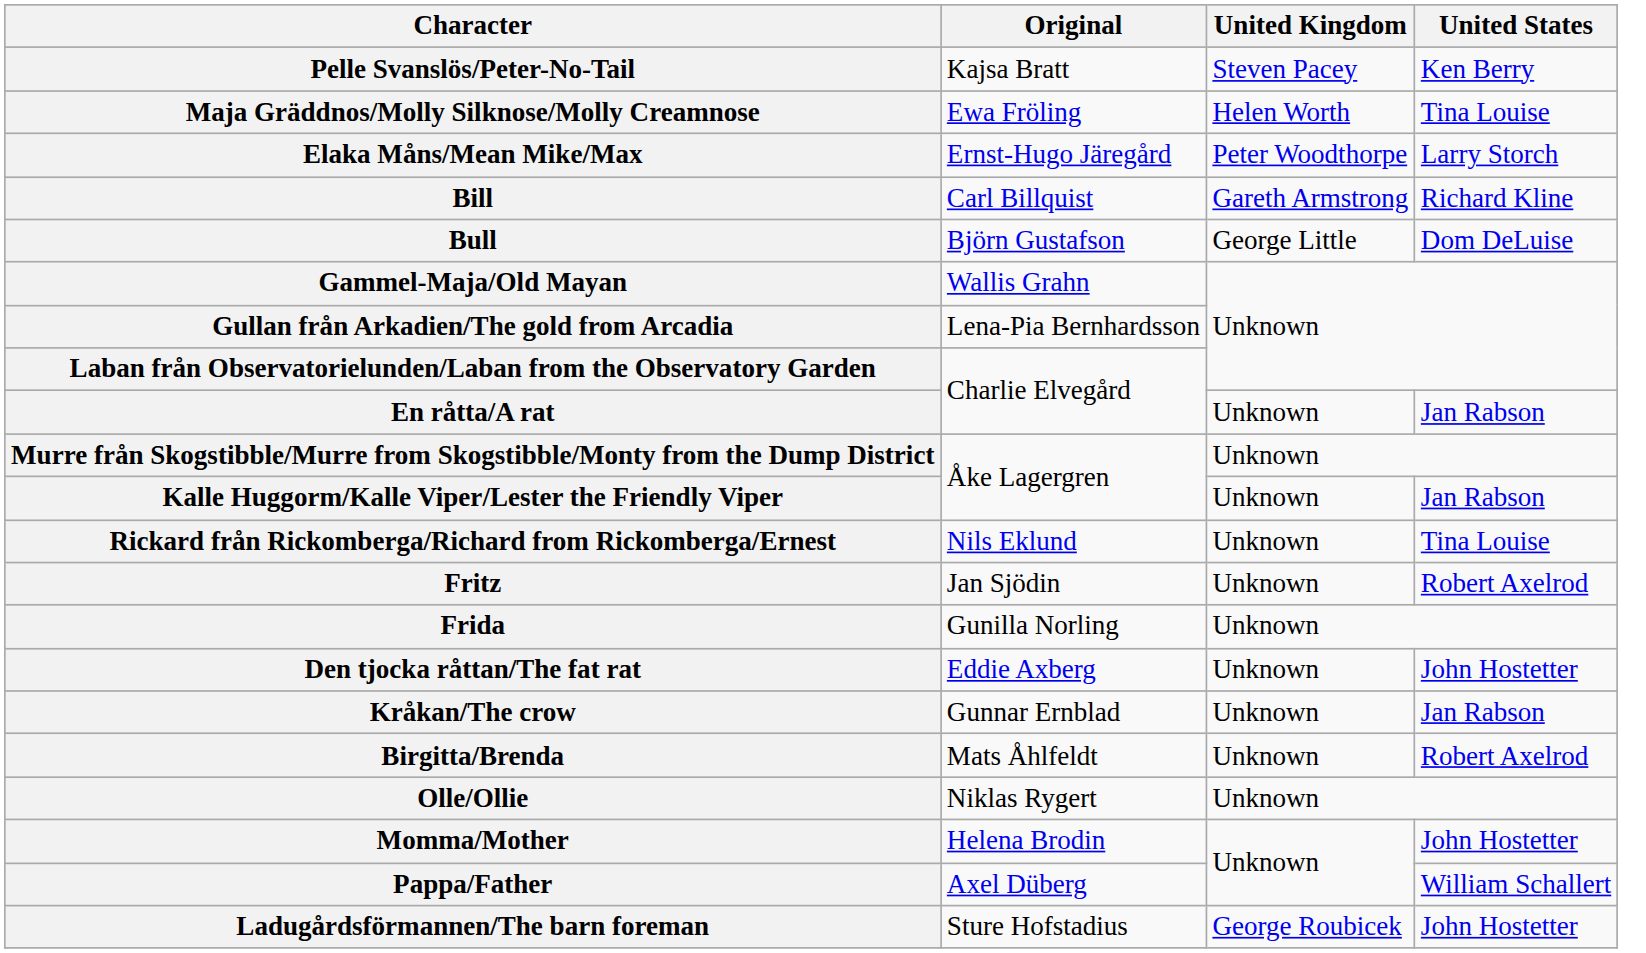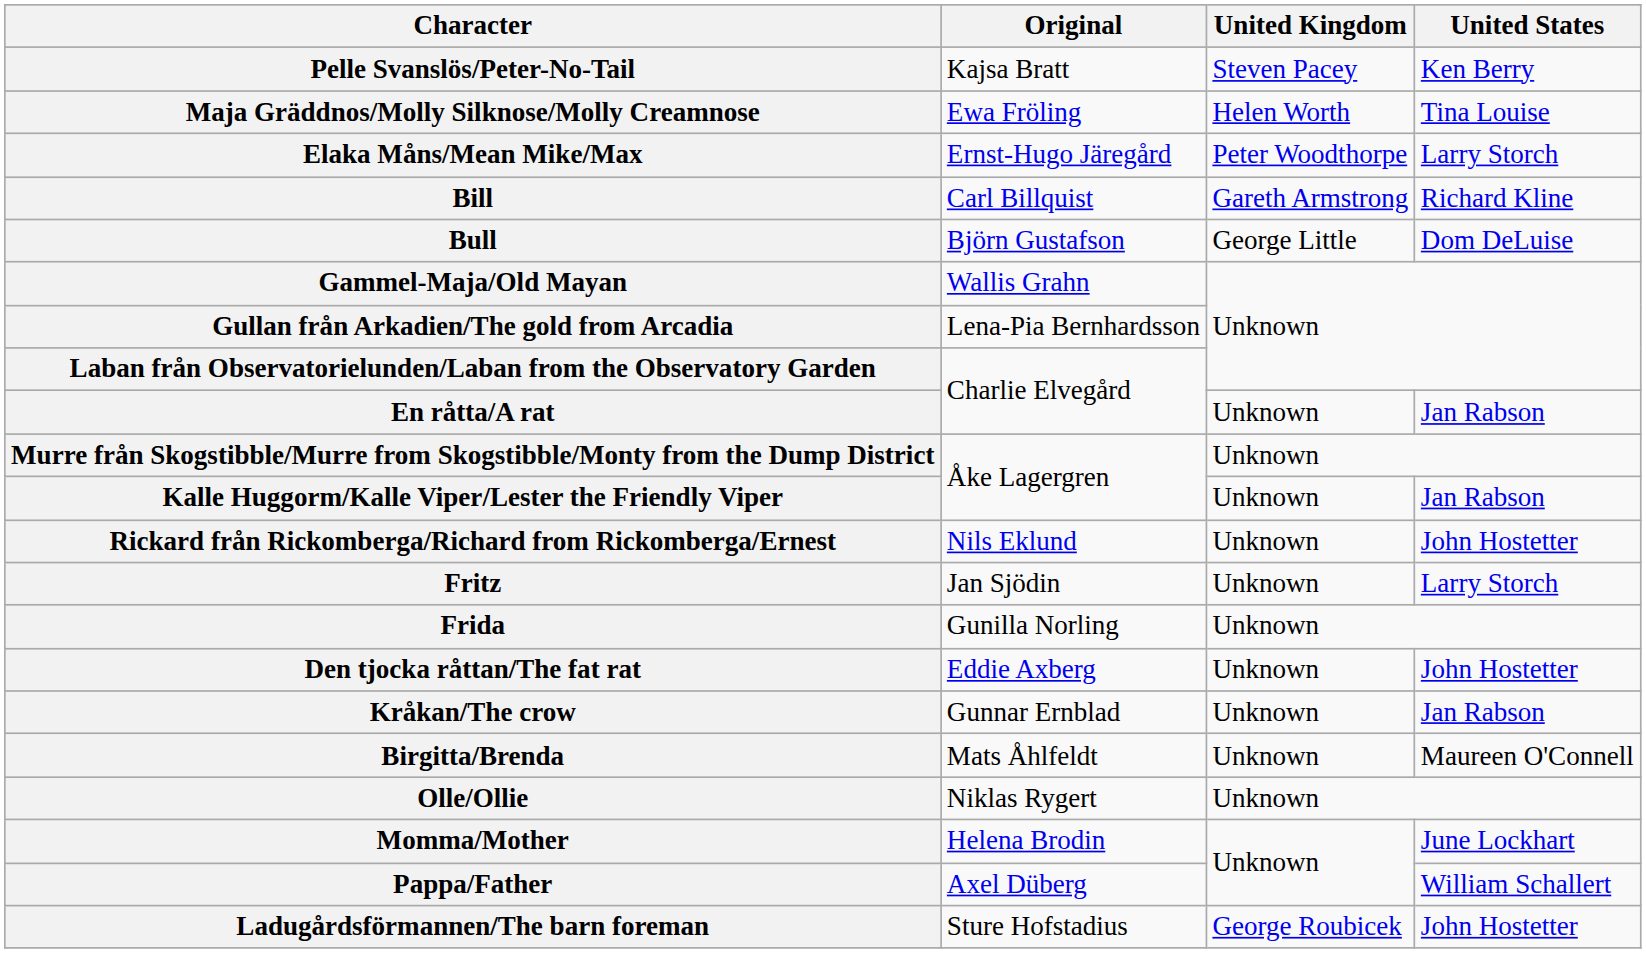(1485, 540) Tina Louise -> (1499, 540) John Hostetter
(1505, 583) Robert Axelrod -> (1490, 583) Larry Storch
(1505, 754) Robert Axelrod -> (1527, 754) Maureen O'Connell
(1499, 840) John Hostetter -> (1498, 840) June Lockhart
